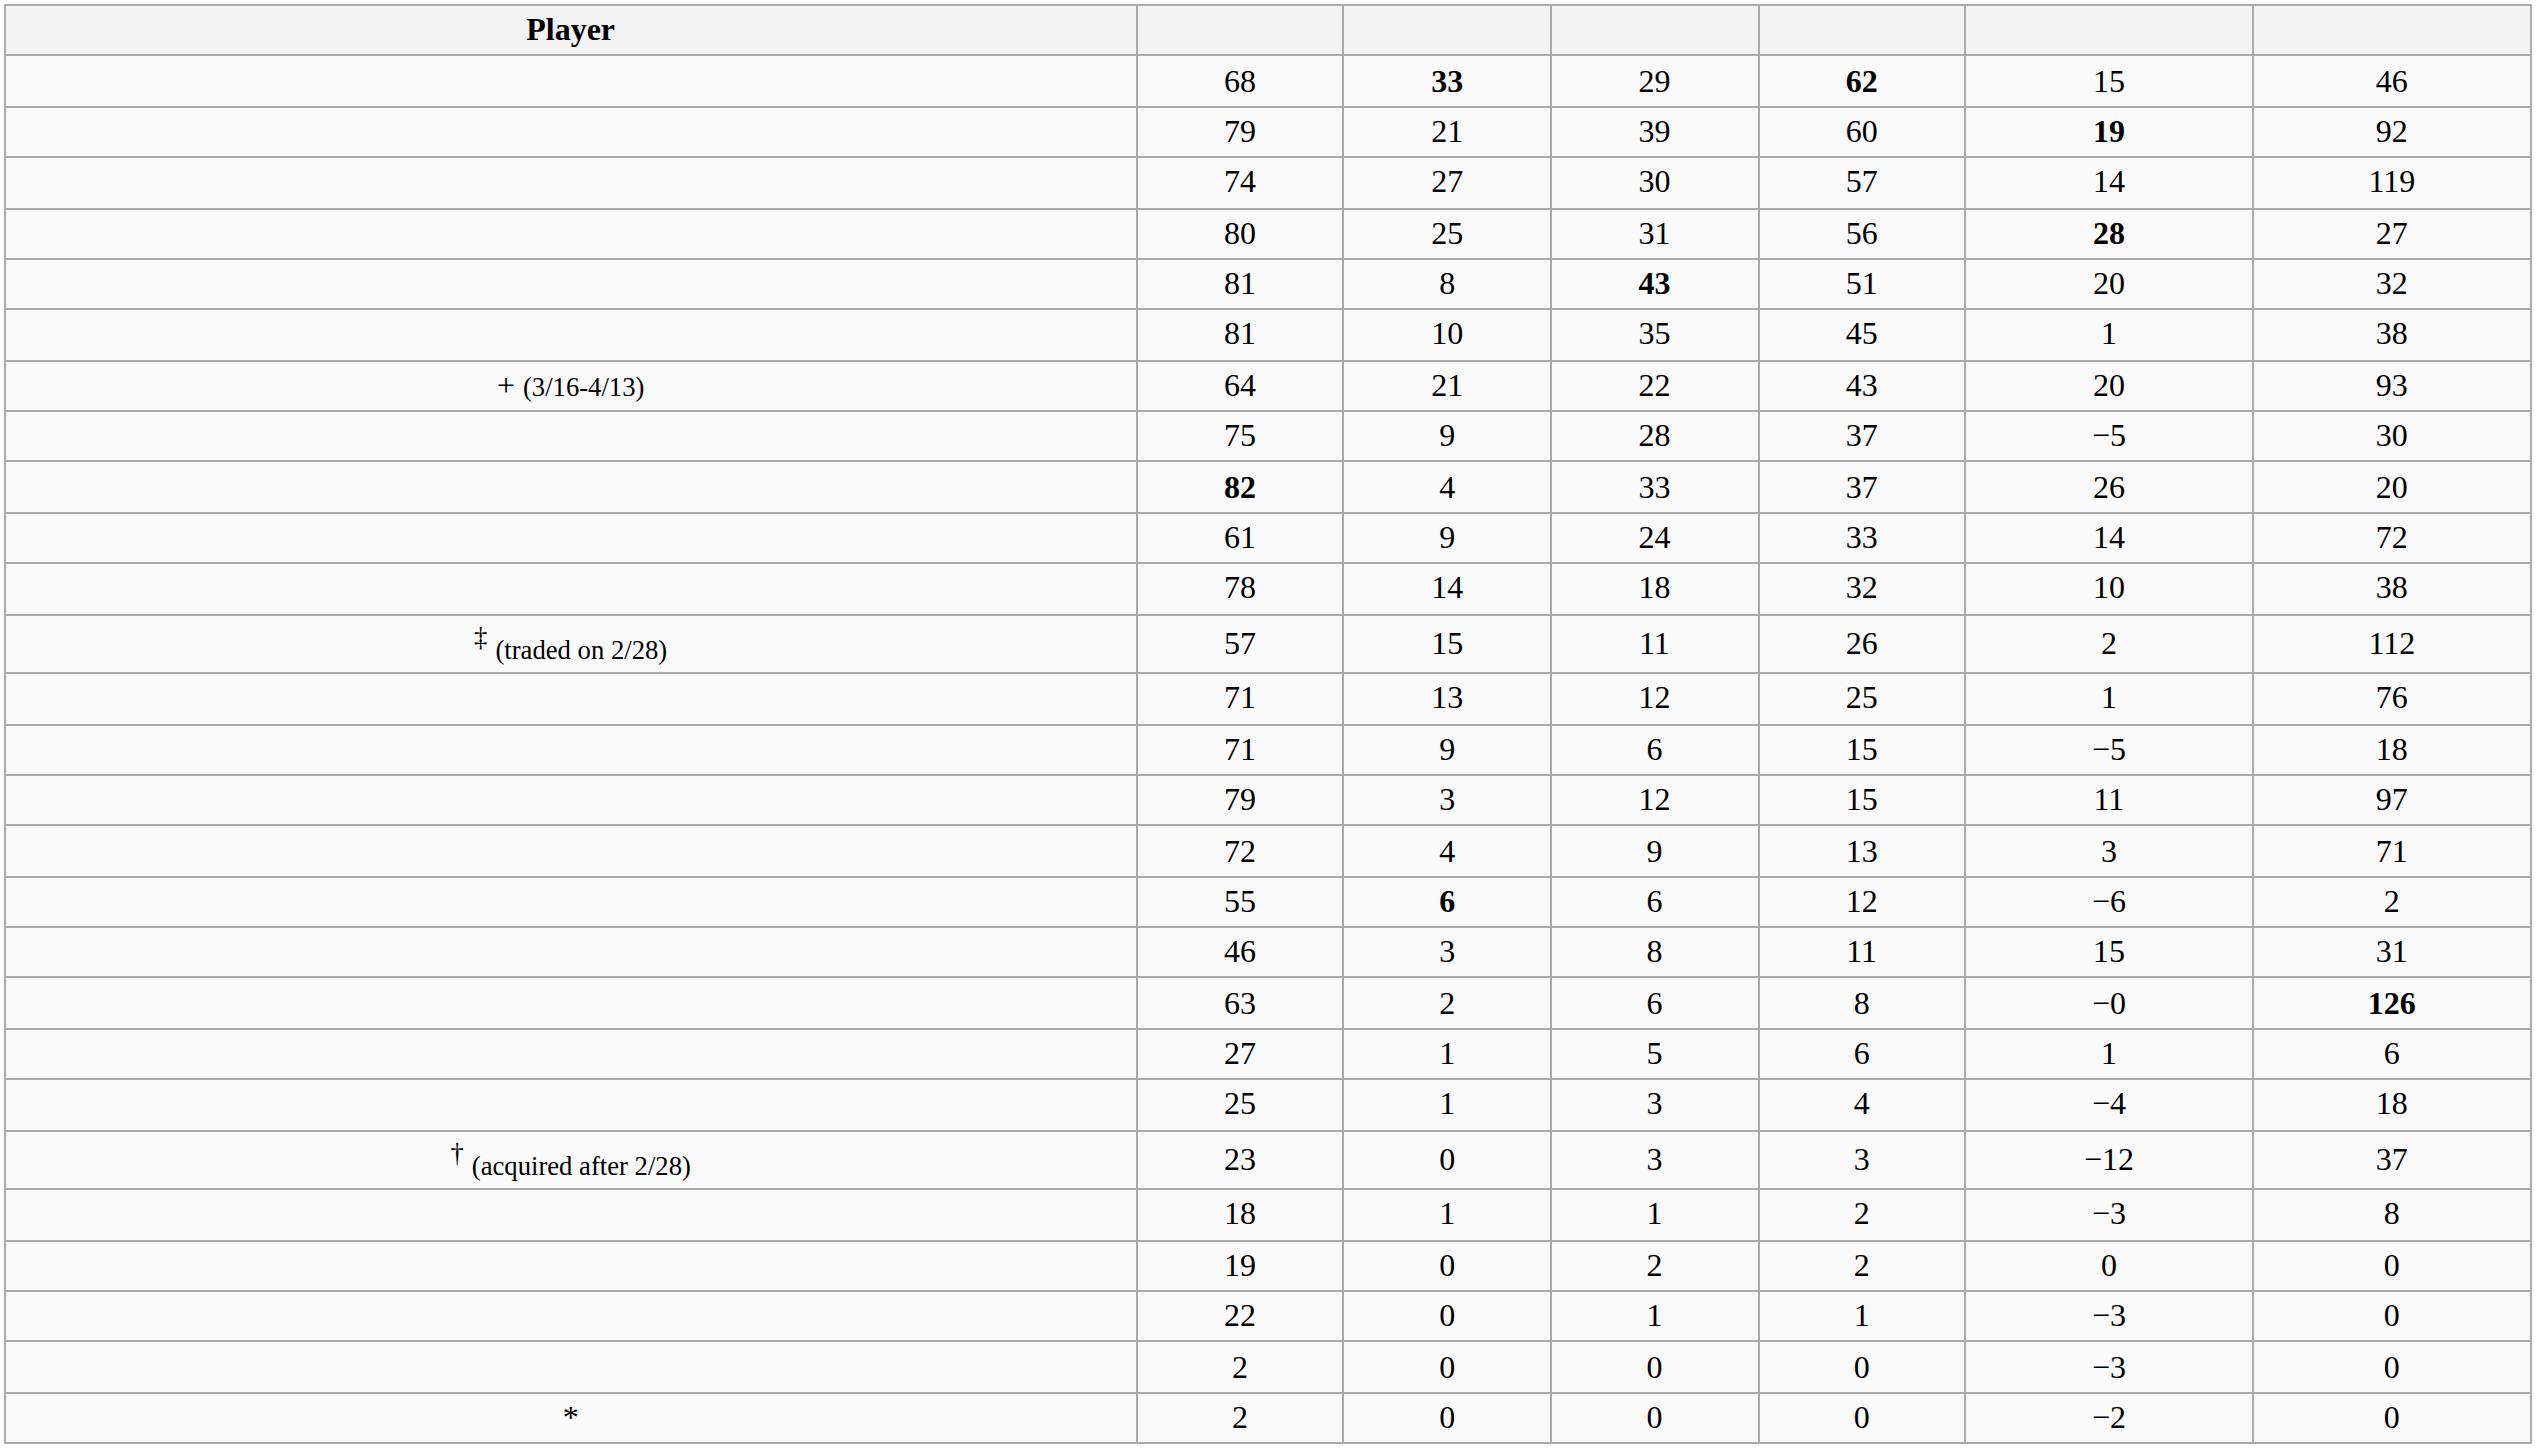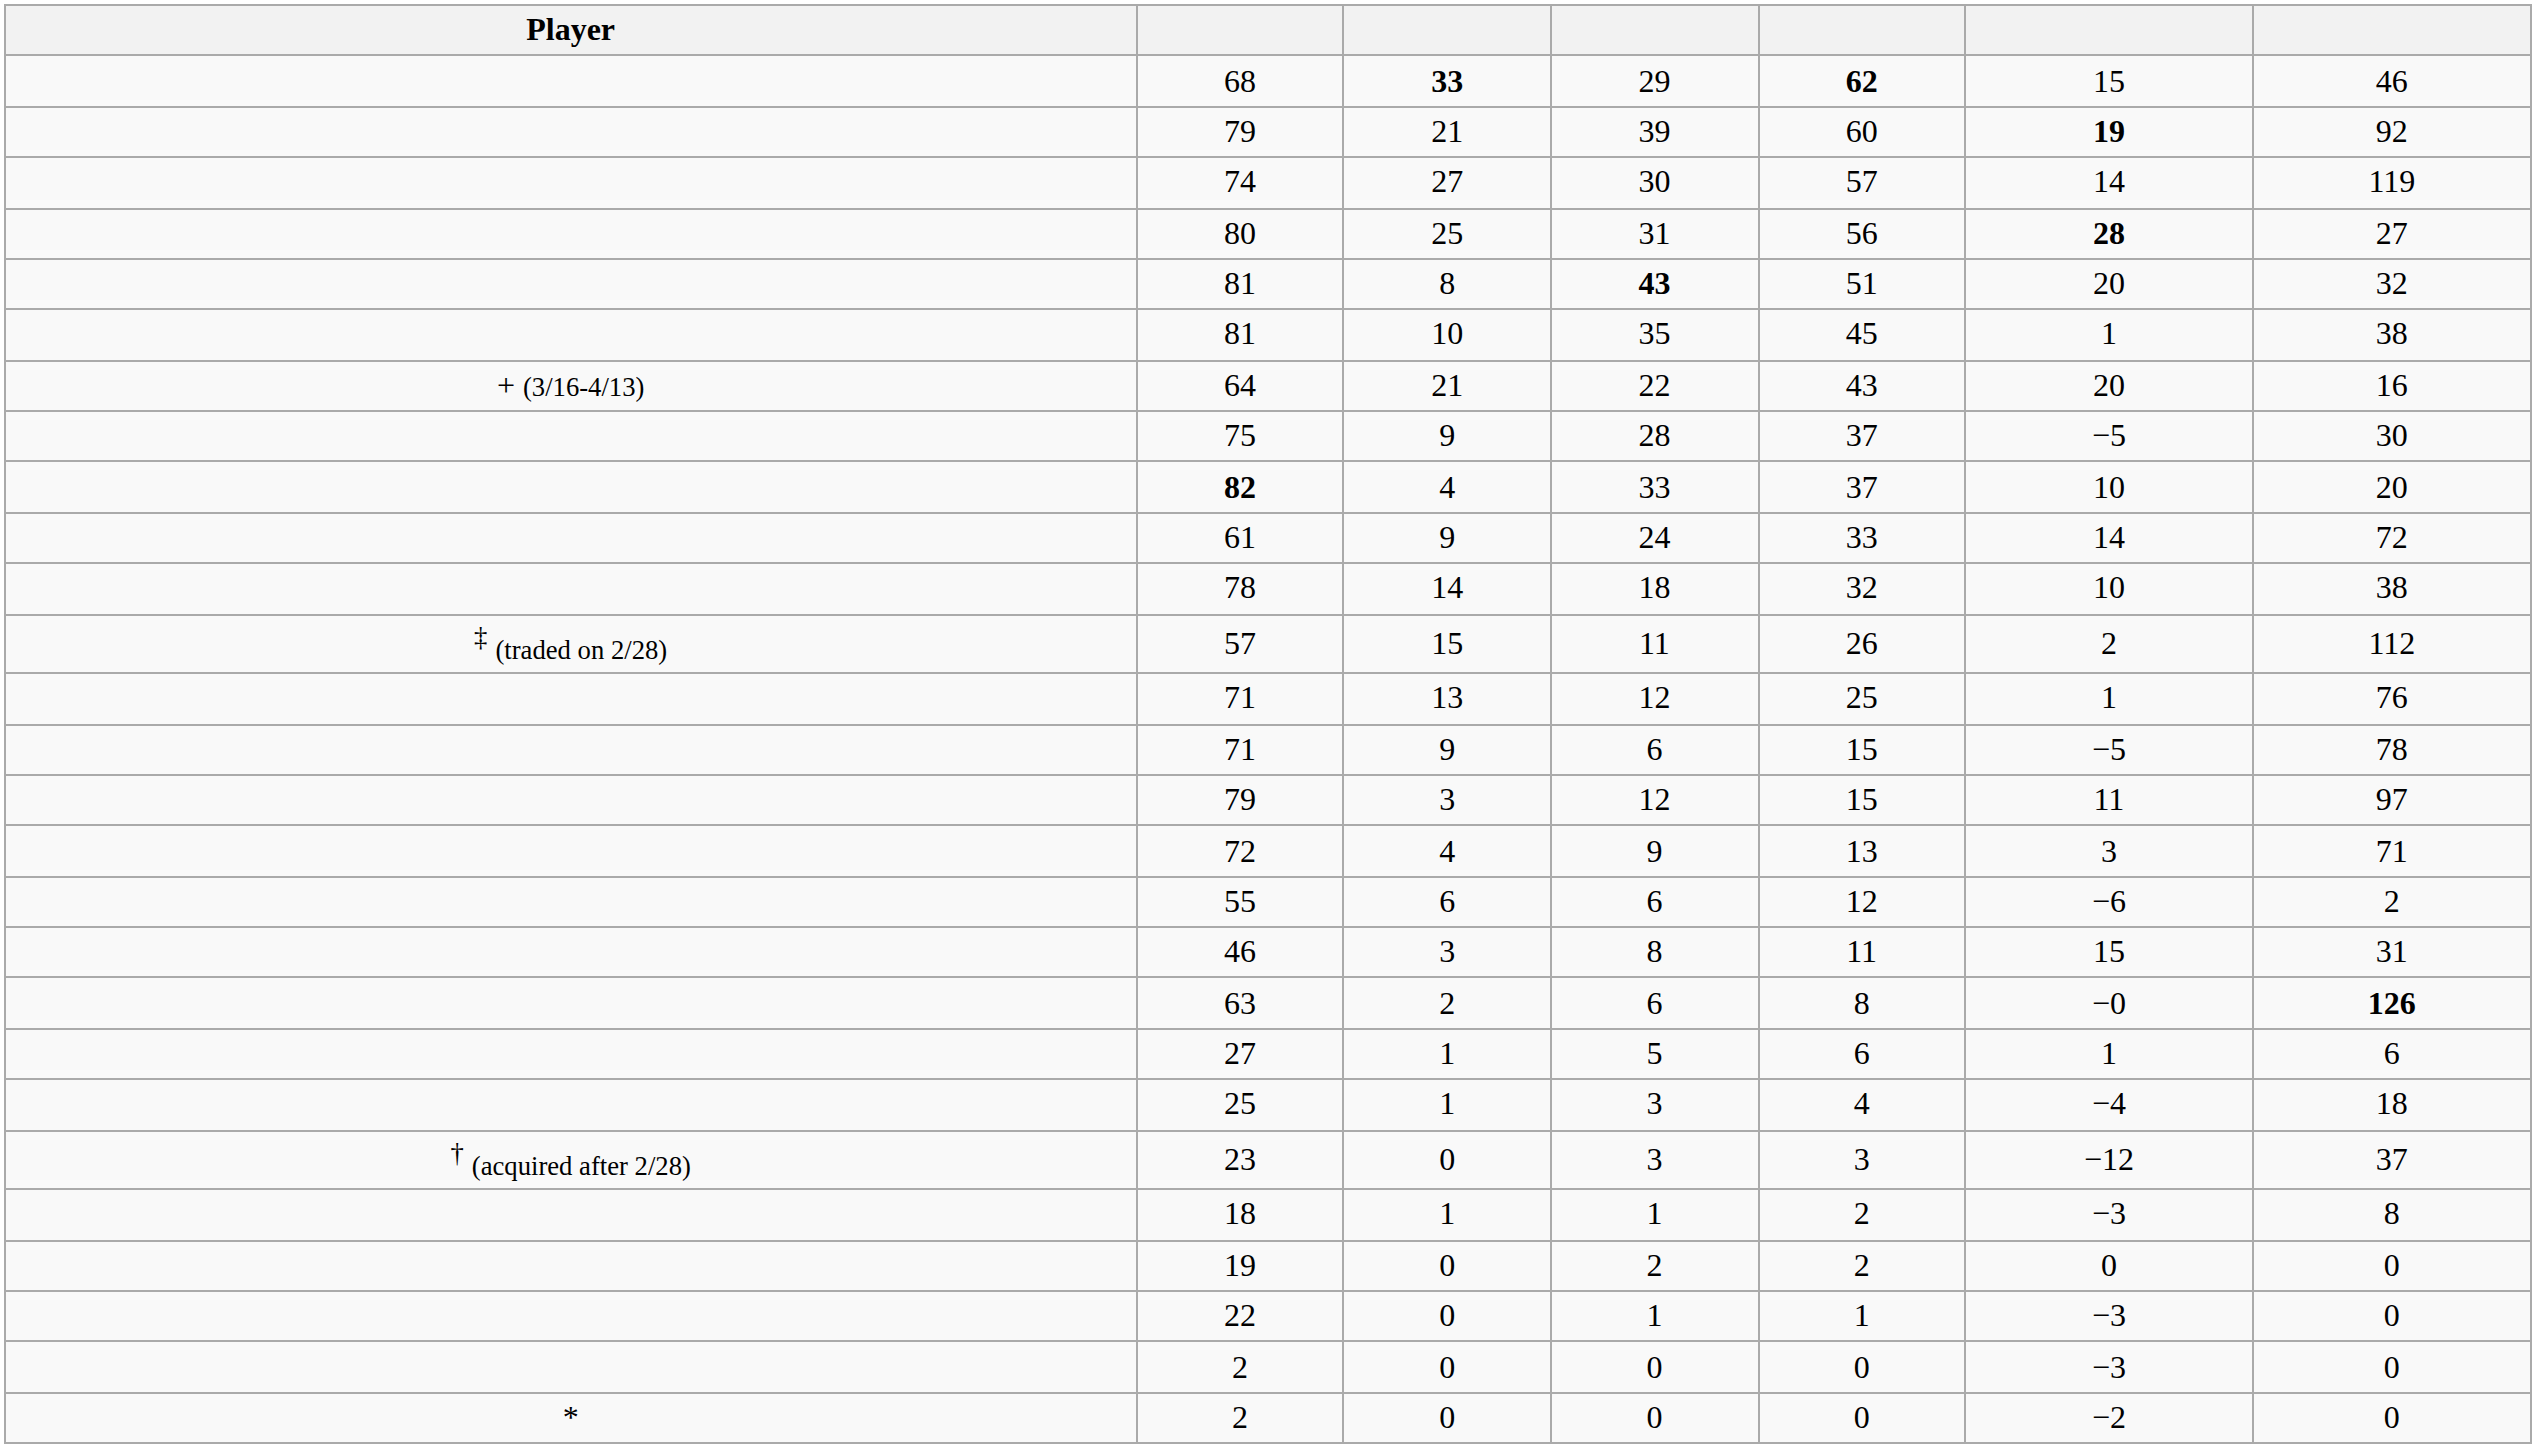(2392, 385) 93 -> (2392, 385) 16
(2109, 486) 26 -> (2109, 486) 10
(2392, 749) 18 -> (2392, 749) 78
(1447, 901) bold -> (1447, 901) normal
